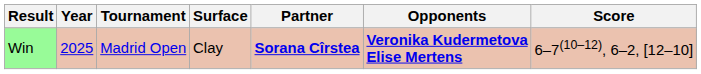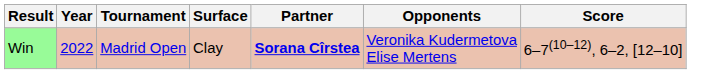(77, 48) 2025 -> (77, 48) 2022
(447, 48) bold -> (442, 48) normal
